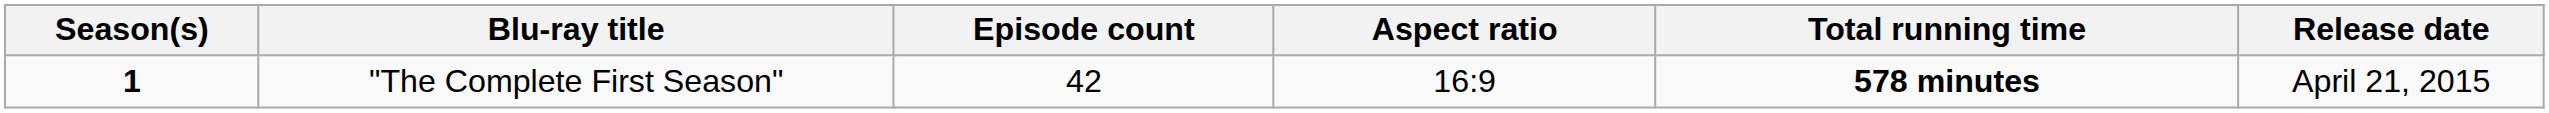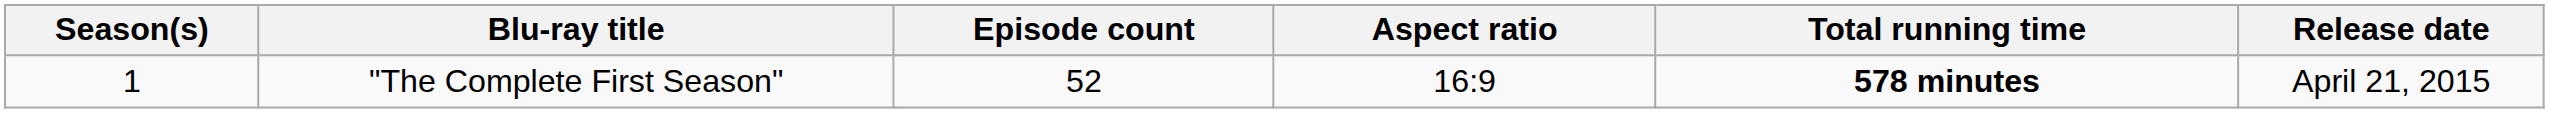(132, 81) bold -> (132, 81) normal
(1084, 81) 42 -> (1084, 81) 52
